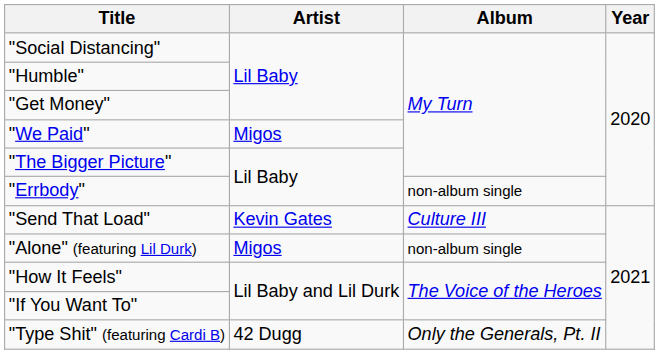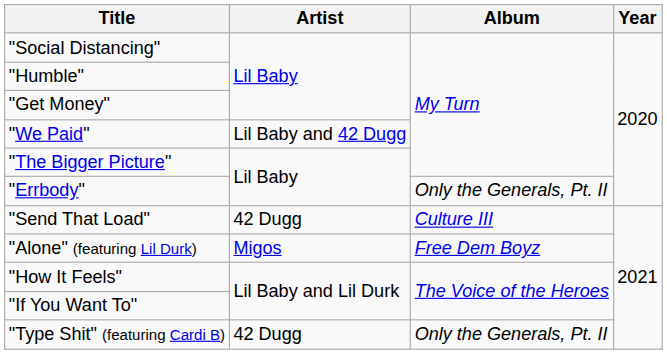(258, 133) Migos -> (320, 133) Lil Baby and 42 Dugg
(465, 192) non-album single -> (511, 190) Only the Generals, Pt. II
(283, 219) Kevin Gates -> (268, 219) 42 Dugg
(465, 249) non-album single -> (477, 248) Free Dem Boyz
